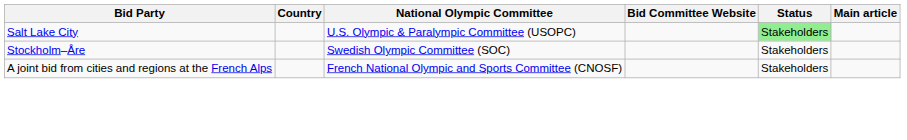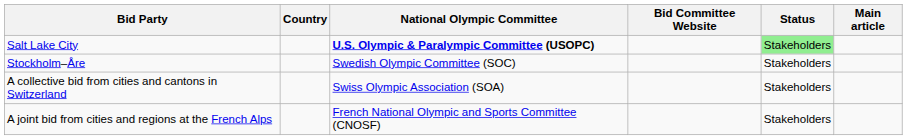(451, 31) normal -> (463, 44) bold
+ row: (112, 87)
